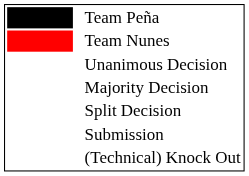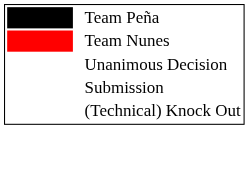- row: (147, 87)
- row: (133, 111)
